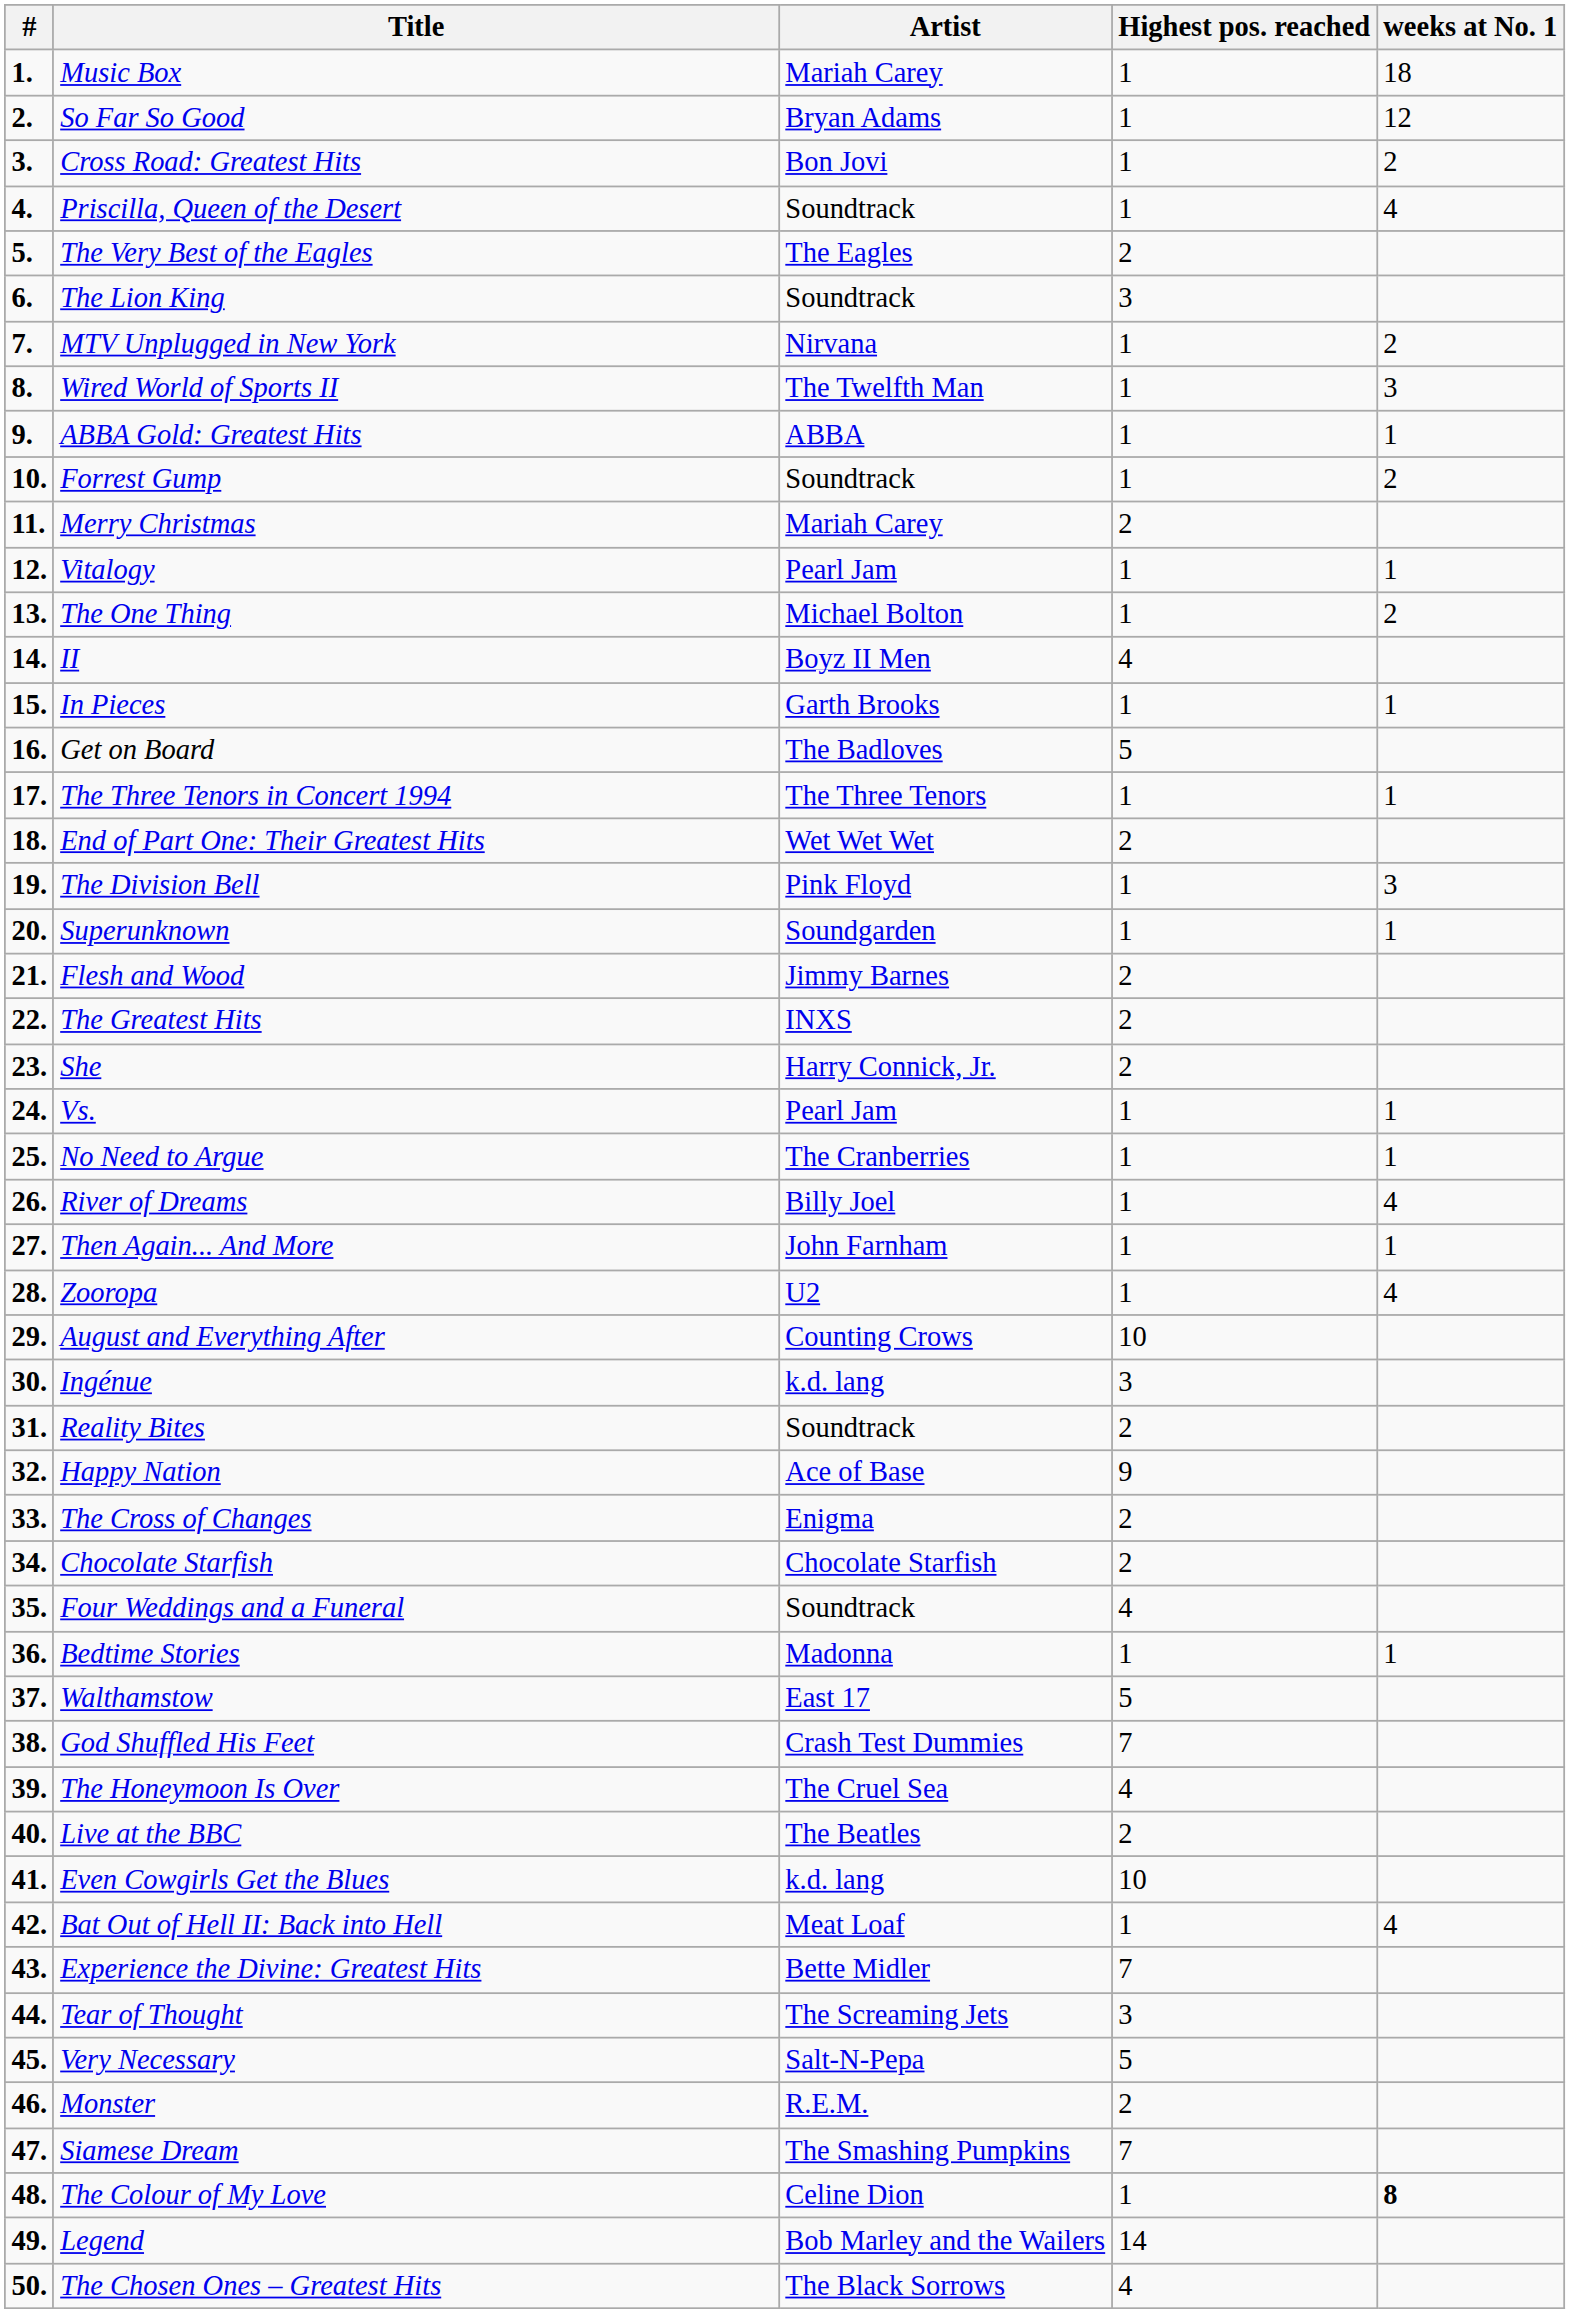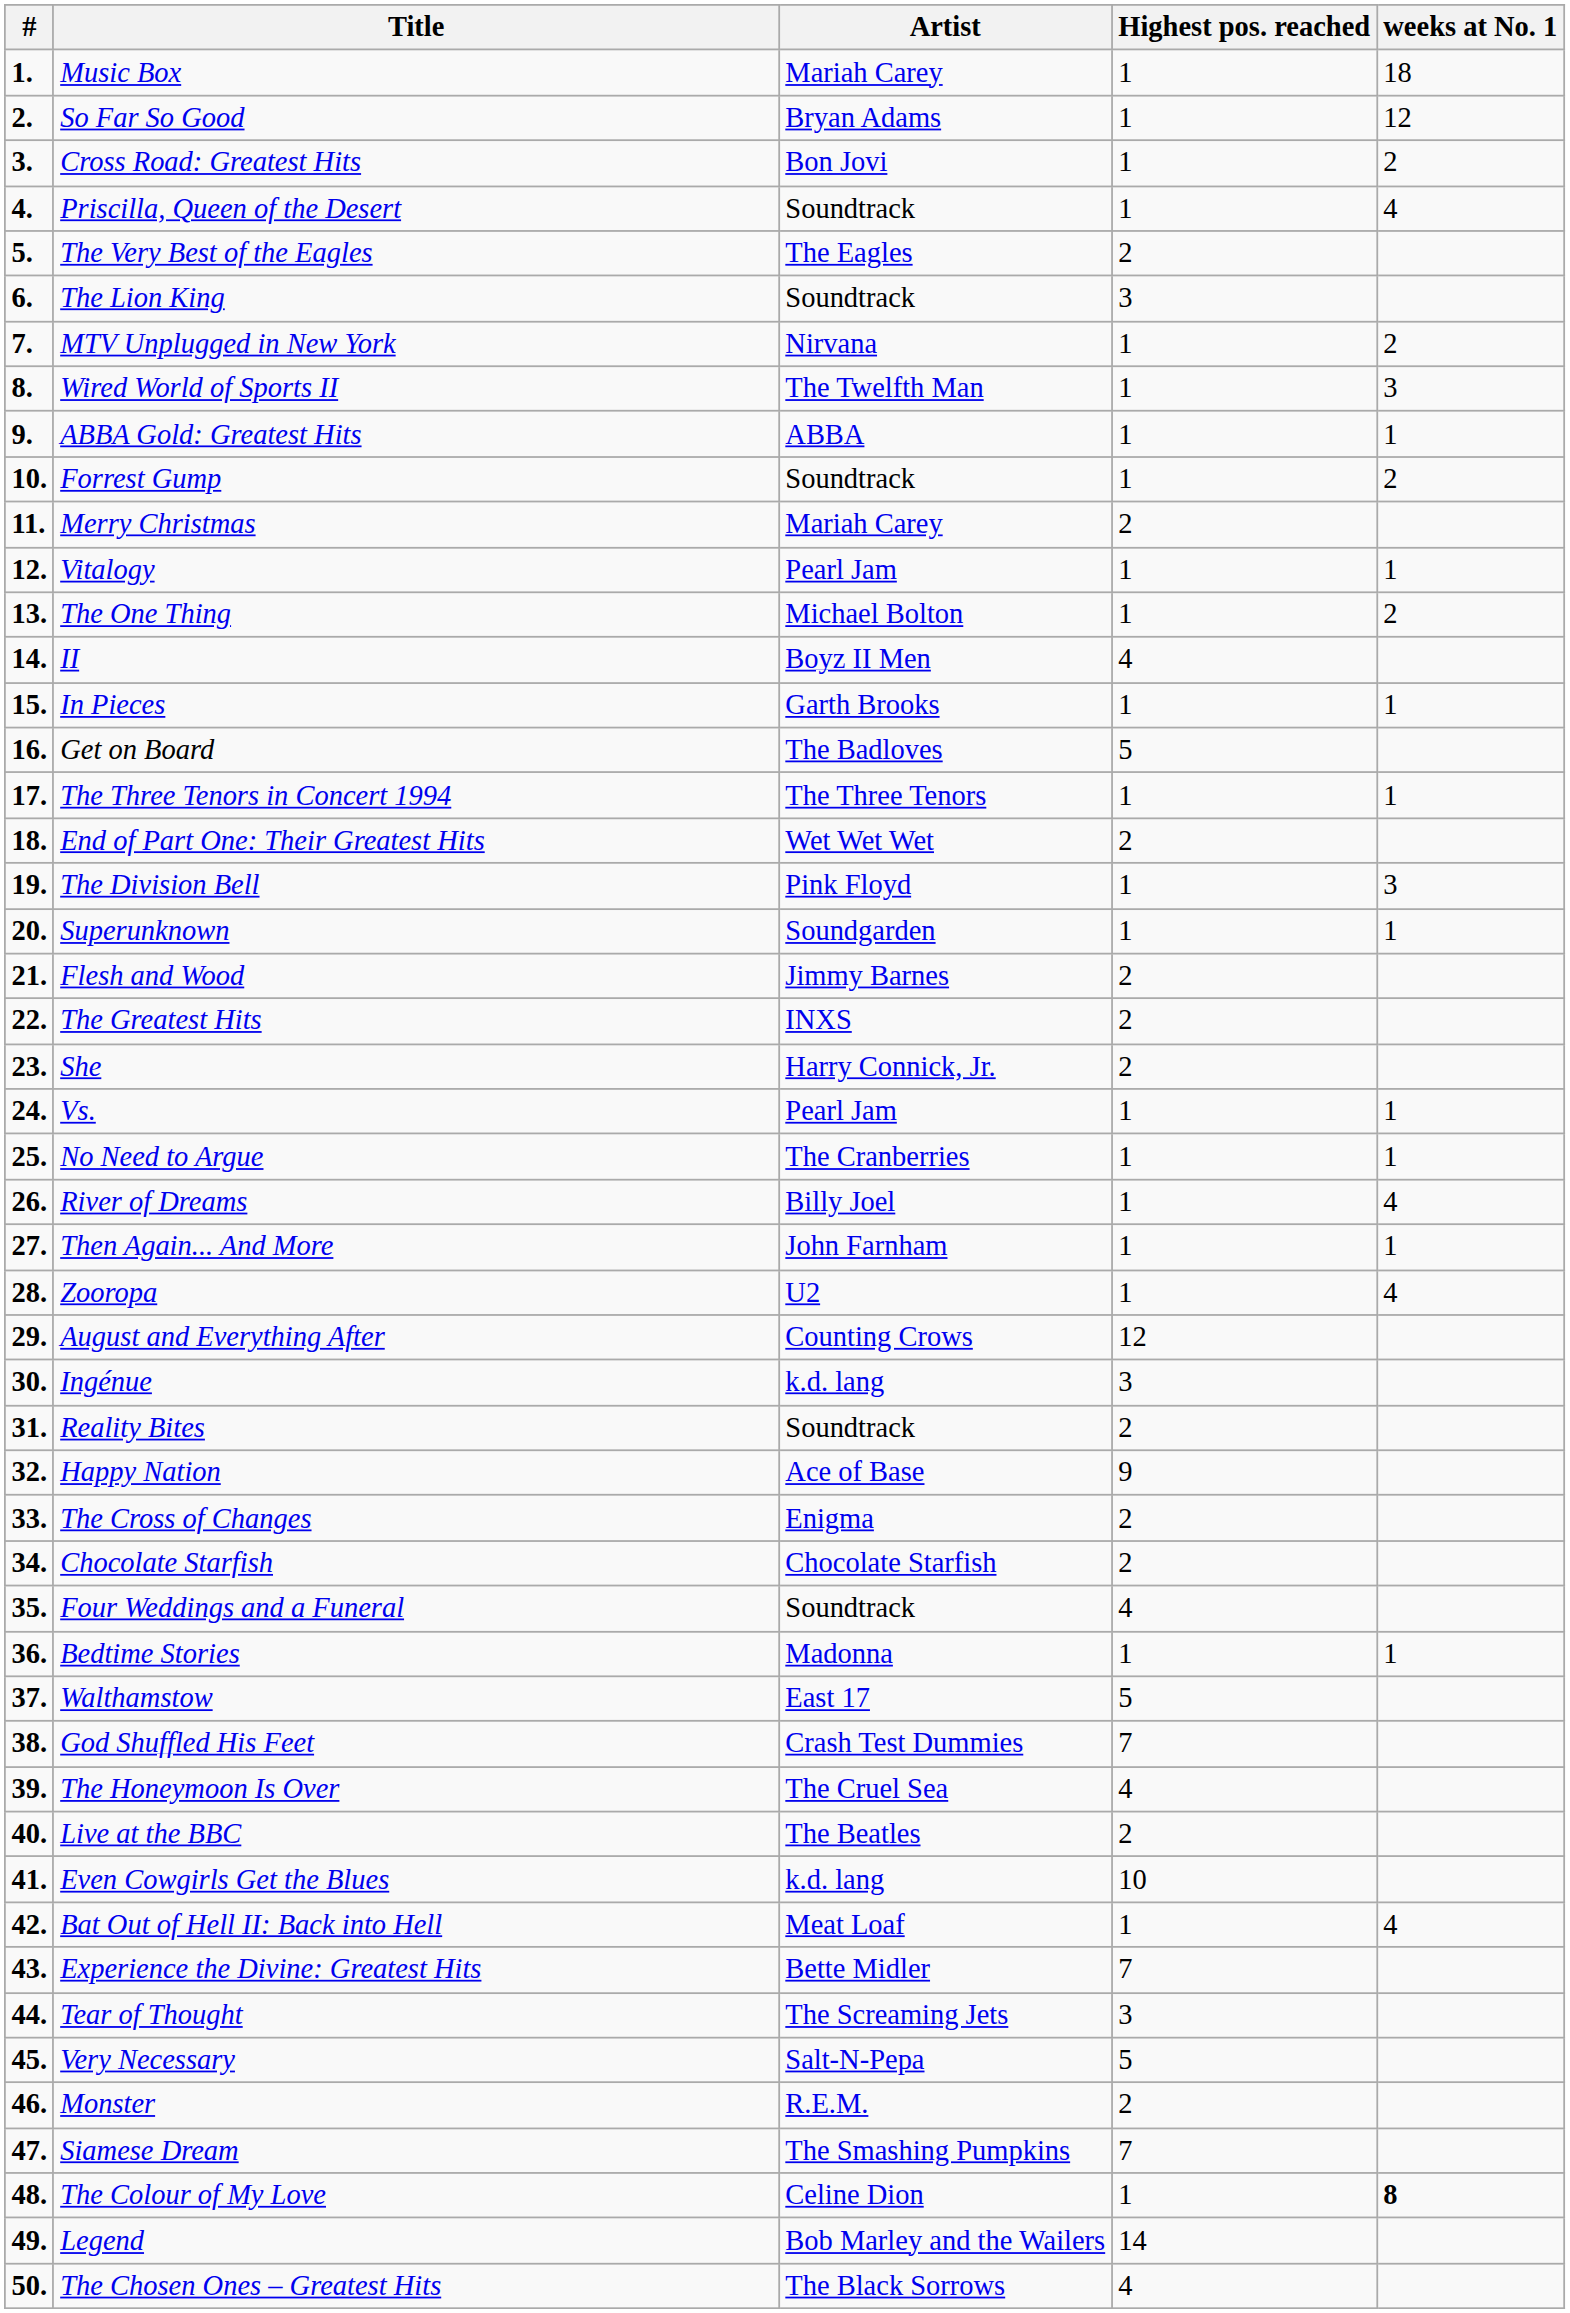(1133, 1336) 10 -> (1133, 1336) 12
